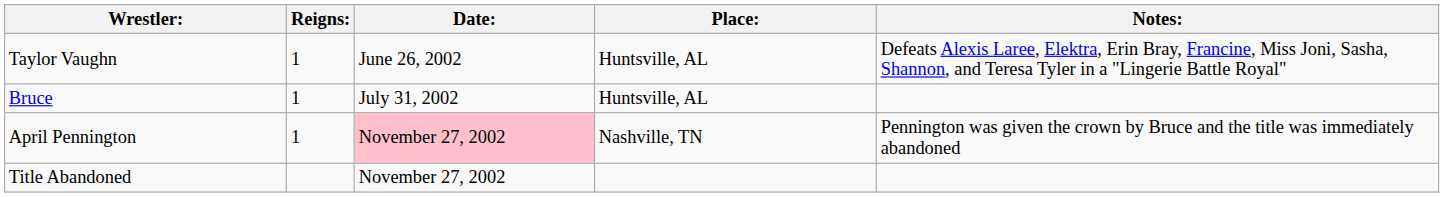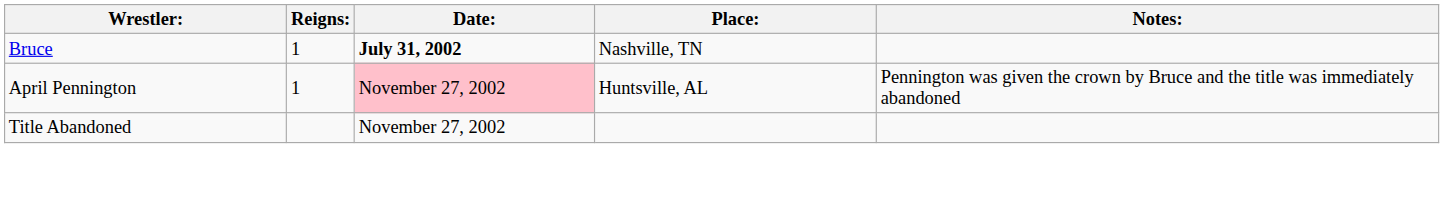- row: (63, 58)
(409, 98) normal -> (410, 48) bold
(653, 98) Huntsville, AL -> (651, 48) Nashville, TN
(651, 137) Nashville, TN -> (653, 87) Huntsville, AL
